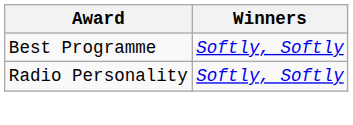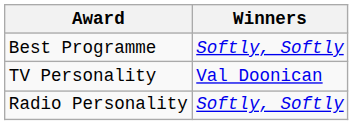+ row: (83, 76)
